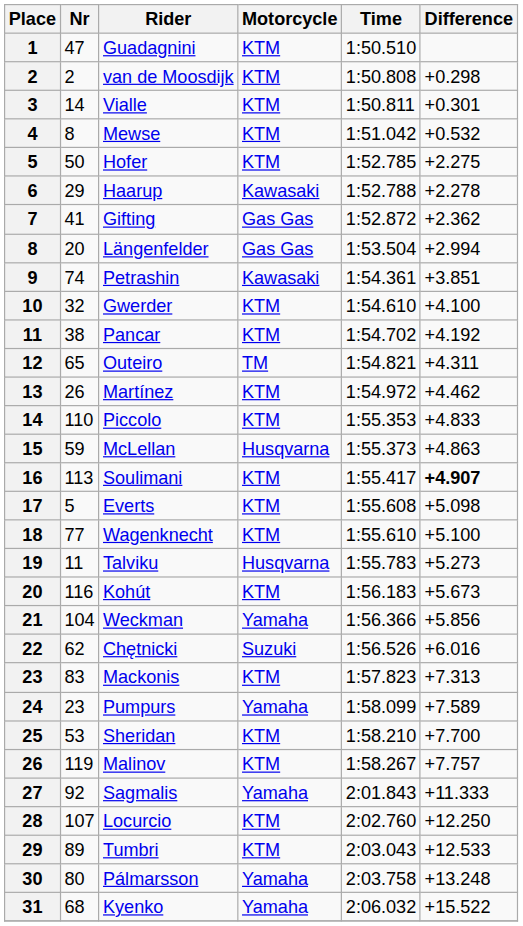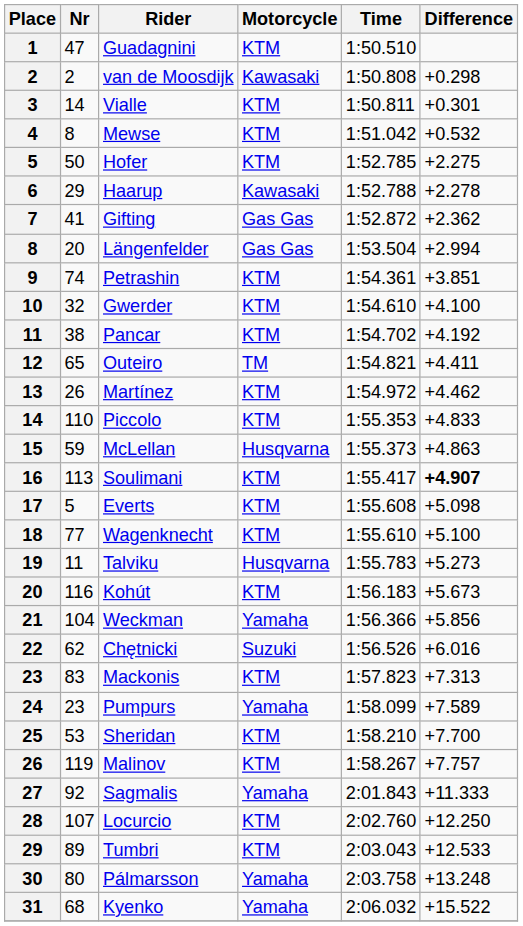(261, 76) KTM -> (281, 76) Kawasaki
(281, 277) Kawasaki -> (261, 277) KTM
(452, 363) +4.311 -> (452, 363) +4.411
